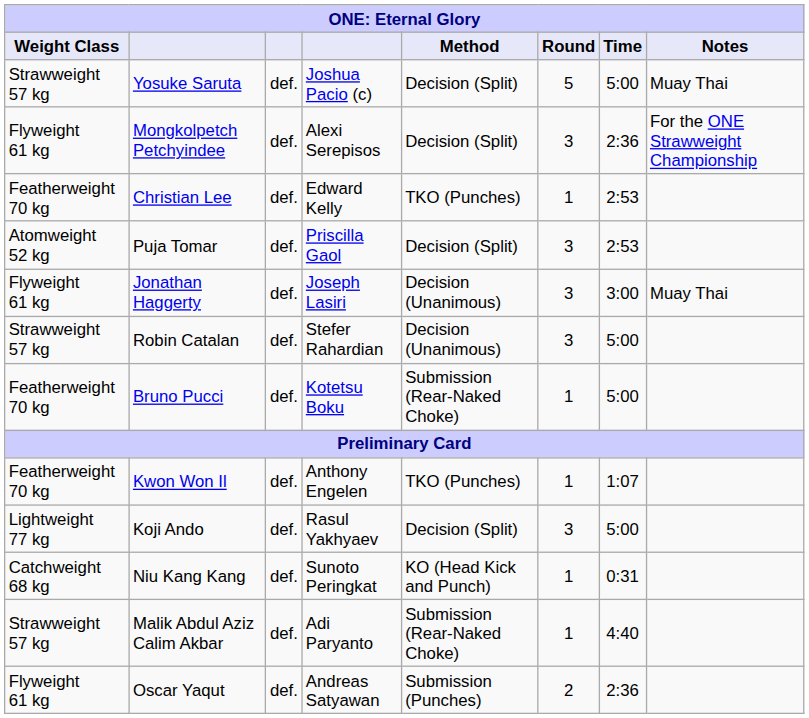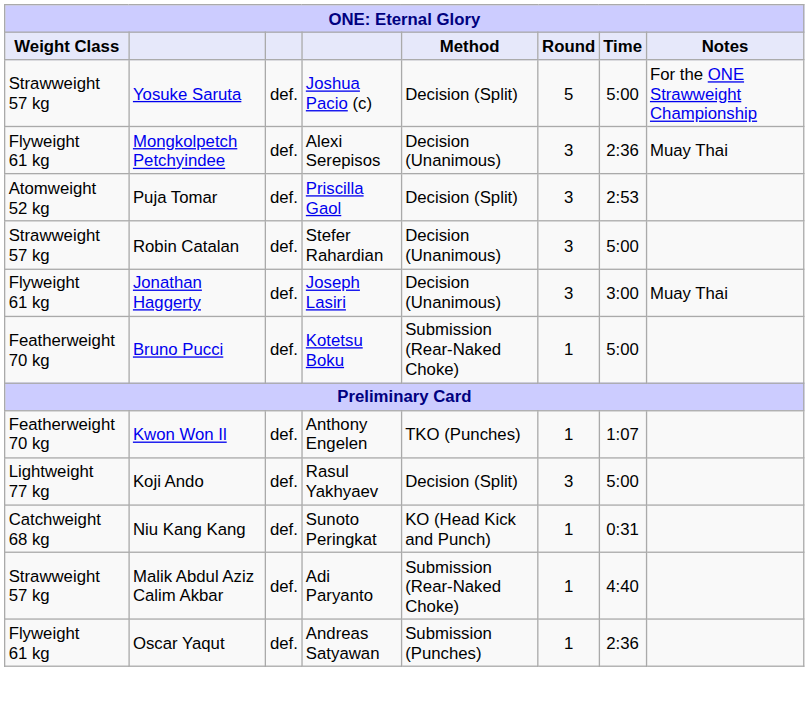(689, 83) Muay Thai -> (704, 93) For the ONE Strawweight Championship
(461, 140) Decision (Split) -> (453, 150) Decision (Unanimous)
(704, 140) For the ONE Strawweight Championship -> (689, 150) Muay Thai
- row: (182, 198)
rows swapped: (167, 292) <-> (186, 339)
(569, 690) 2 -> (569, 643) 1
